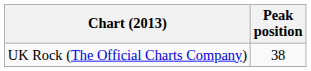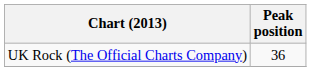(278, 54) 38 -> (278, 54) 36
